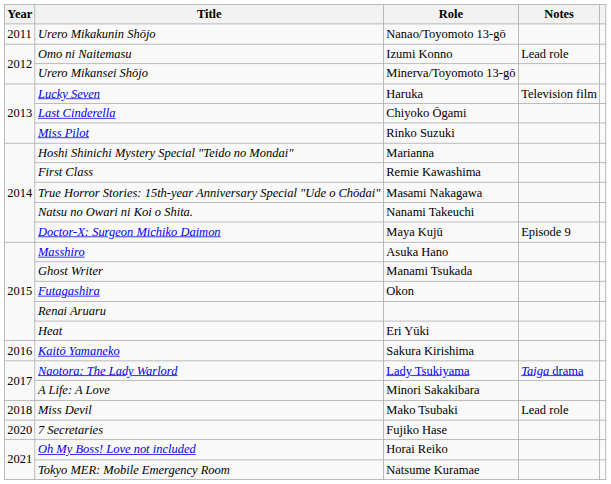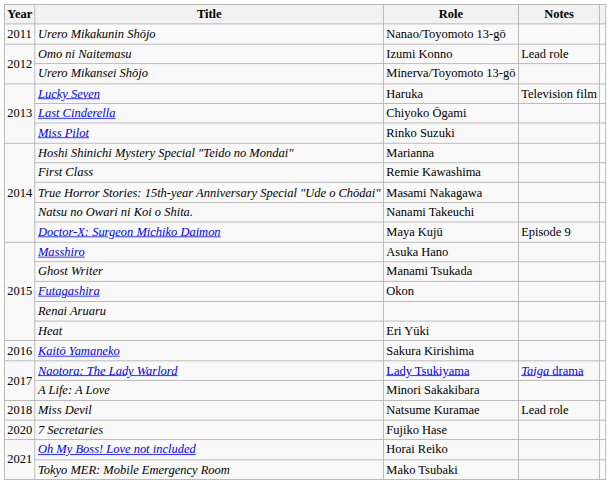(422, 410) Mako Tsubaki -> (433, 410) Natsume Kuramae
(433, 469) Natsume Kuramae -> (422, 469) Mako Tsubaki
